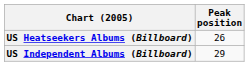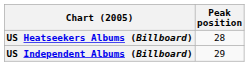(220, 38) 26 -> (220, 38) 28
